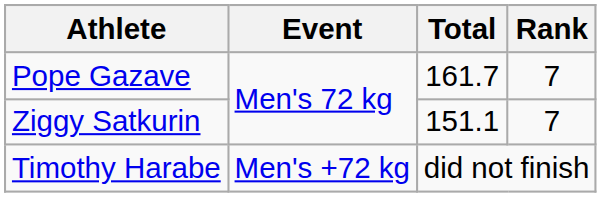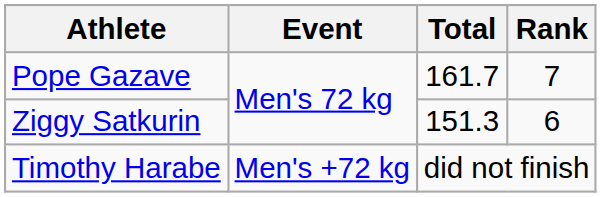(462, 122) 151.1 -> (462, 122) 151.3
(552, 122) 7 -> (552, 122) 6
